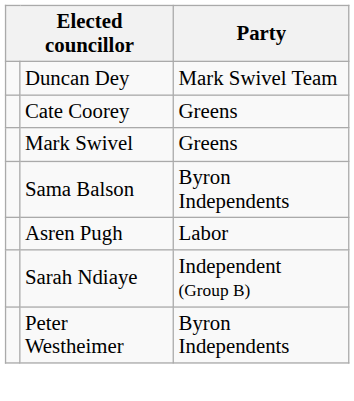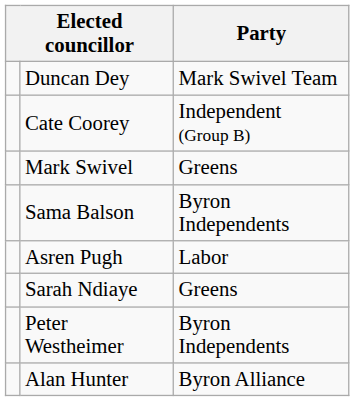(208, 111) Greens -> (230, 122) Independent (Group B)
(230, 278) Independent (Group B) -> (208, 289) Greens
+ row: (77, 379)
